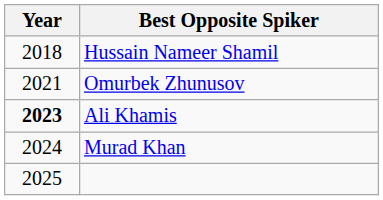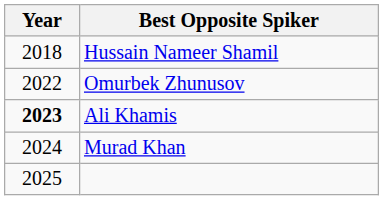(42, 83) 2021 -> (42, 83) 2022
